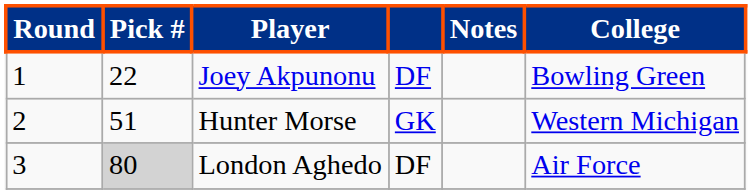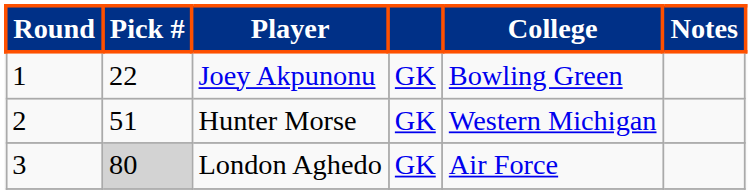columns swapped: (635, 28) <-> (484, 28)
(413, 75) DF -> (415, 75) GK
(413, 165) DF -> (415, 165) GK
